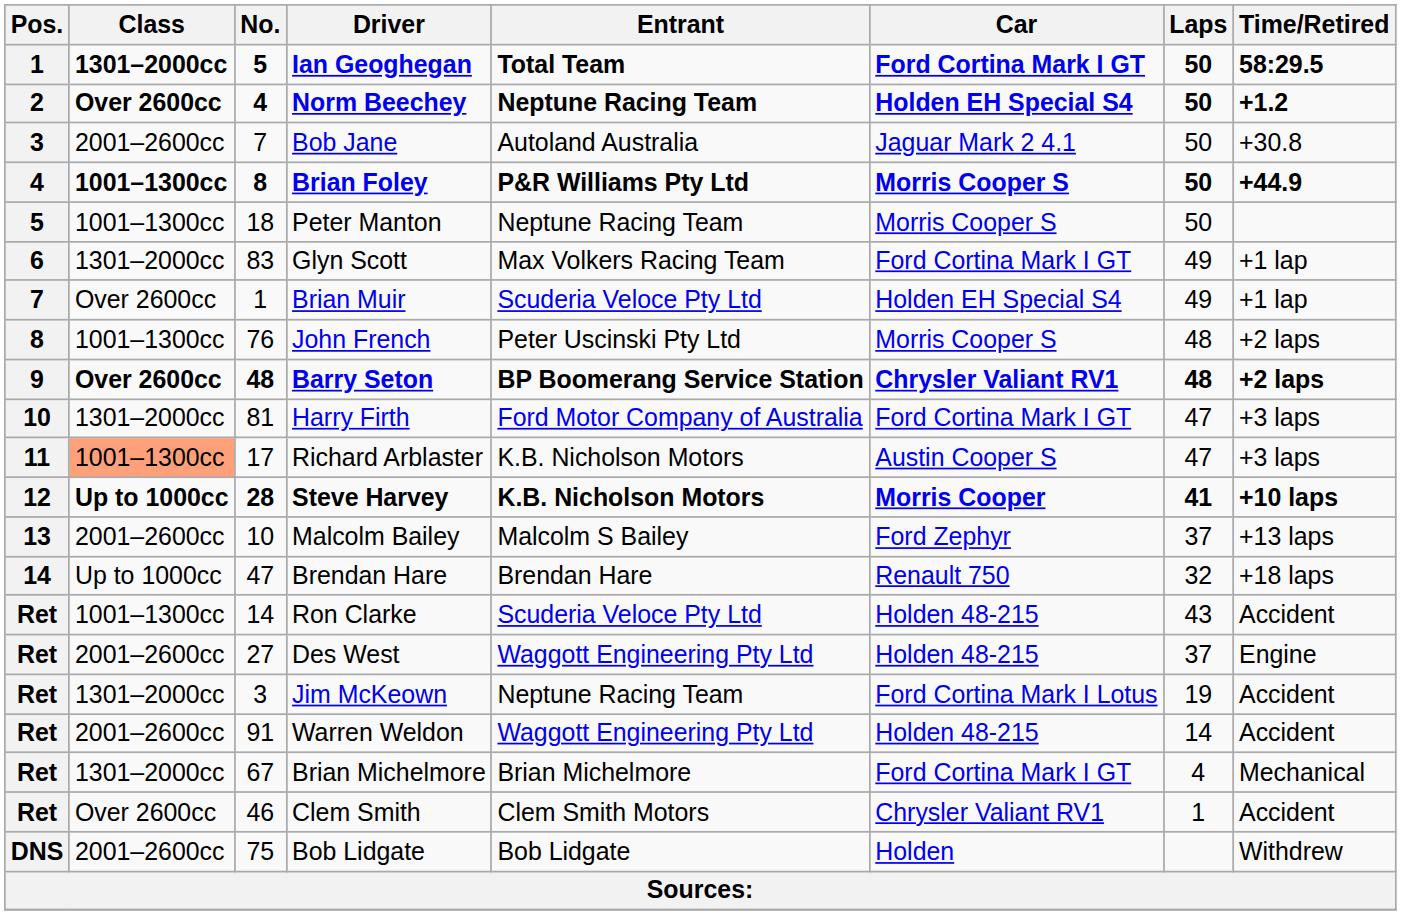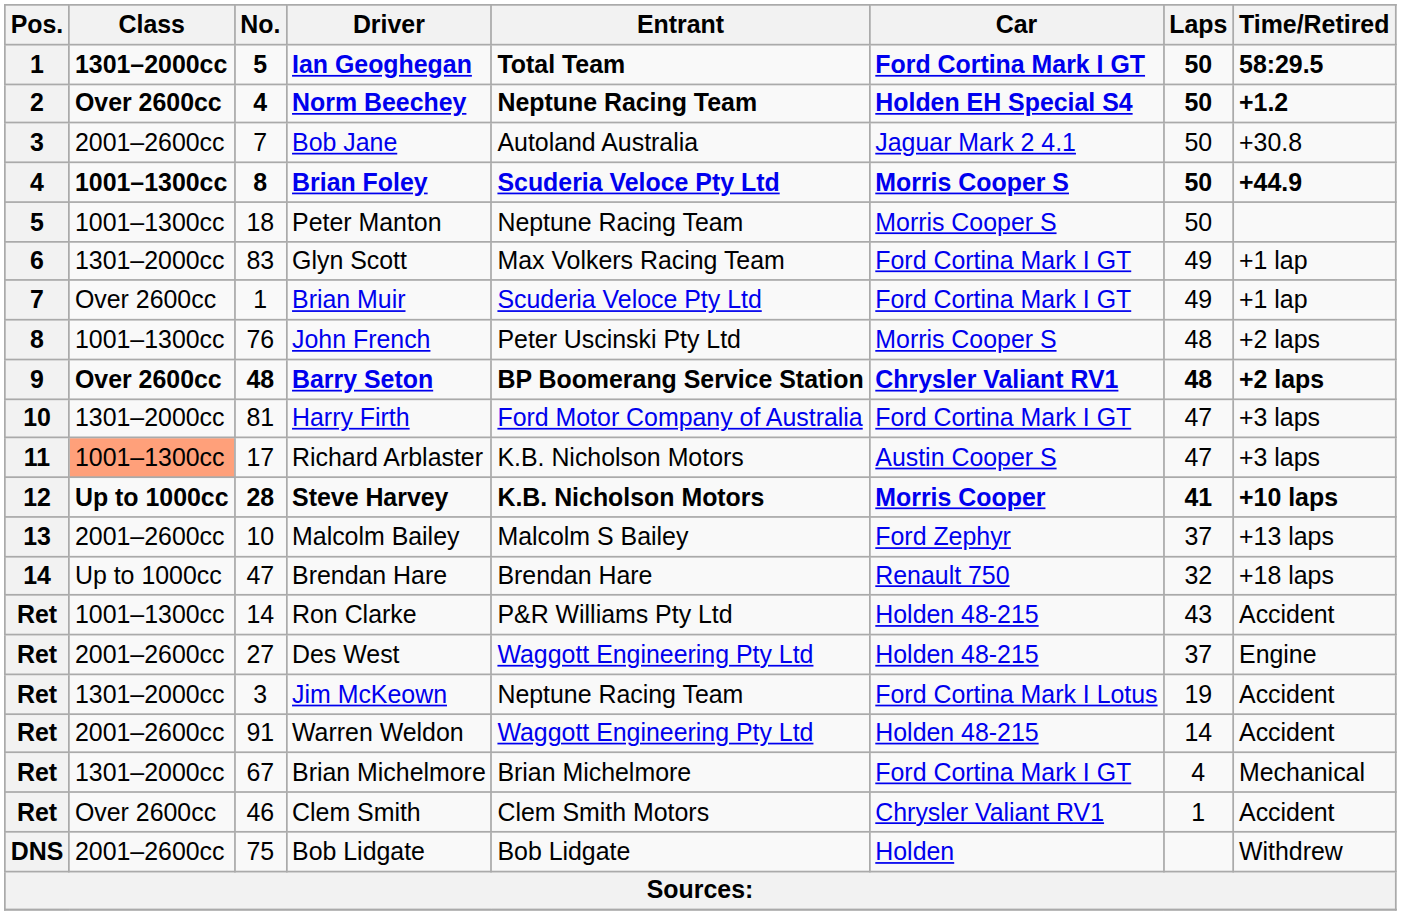(623, 182) P&R Williams Pty Ltd -> (639, 182) Scuderia Veloce Pty Ltd
(998, 300) Holden EH Special S4 -> (1003, 300) Ford Cortina Mark I GT
(630, 615) Scuderia Veloce Pty Ltd -> (615, 615) P&R Williams Pty Ltd
